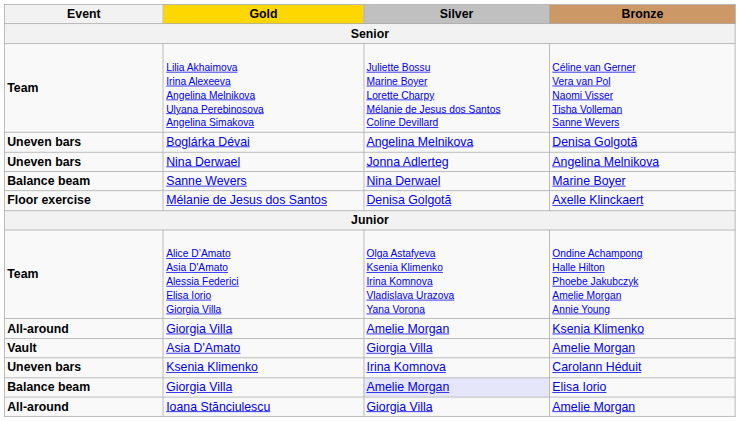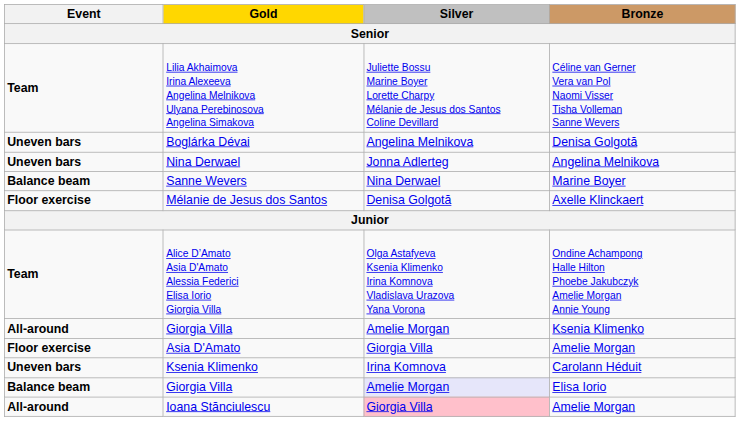(22, 348) Vault -> (49, 348) Floor exercise
(400, 406) no background -> (400, 406) pink background
